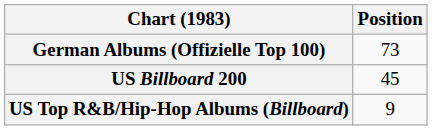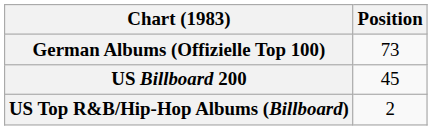(390, 109) 9 -> (390, 109) 2
